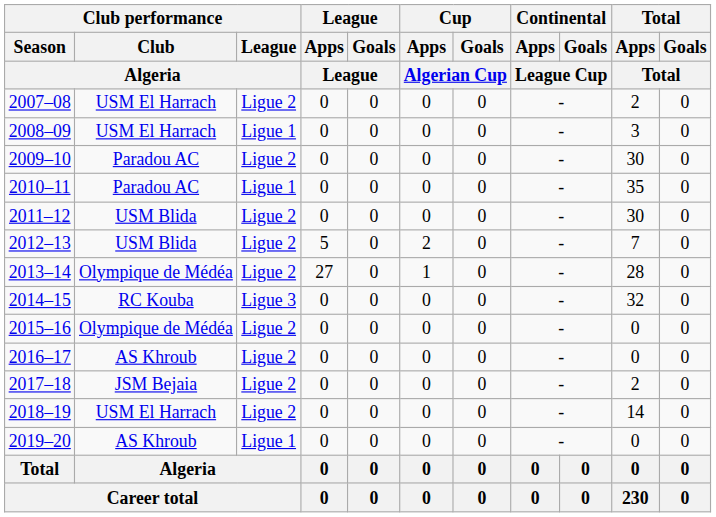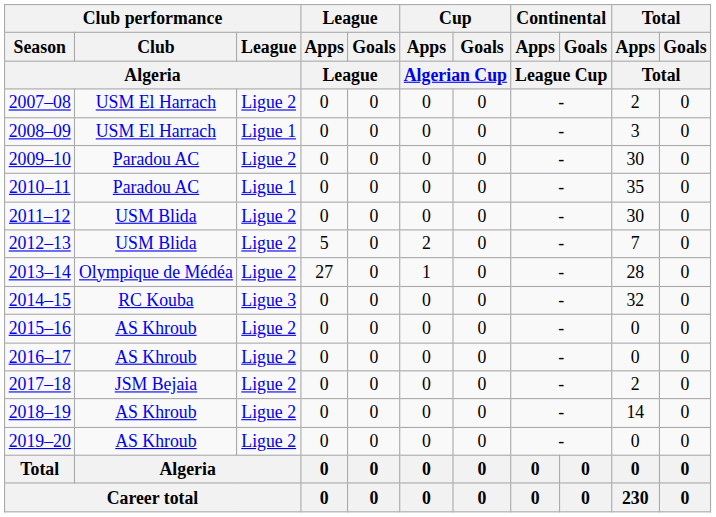(156, 328) Olympique de Médéa -> (156, 328) AS Khroub
(156, 412) USM El Harrach -> (156, 412) AS Khroub
(269, 441) Ligue 1 -> (269, 441) Ligue 2
